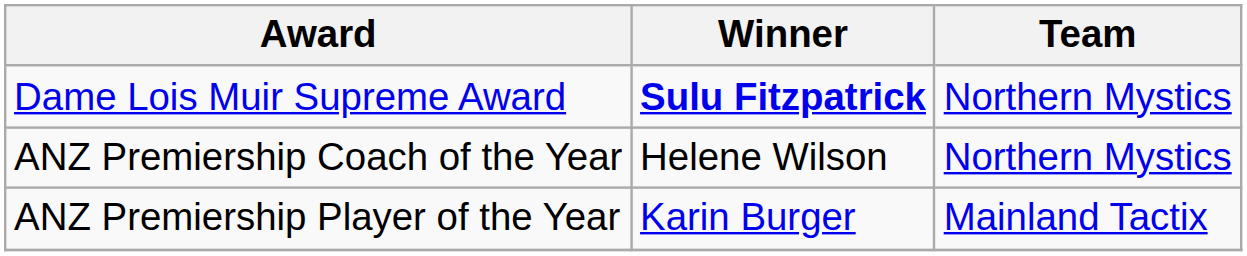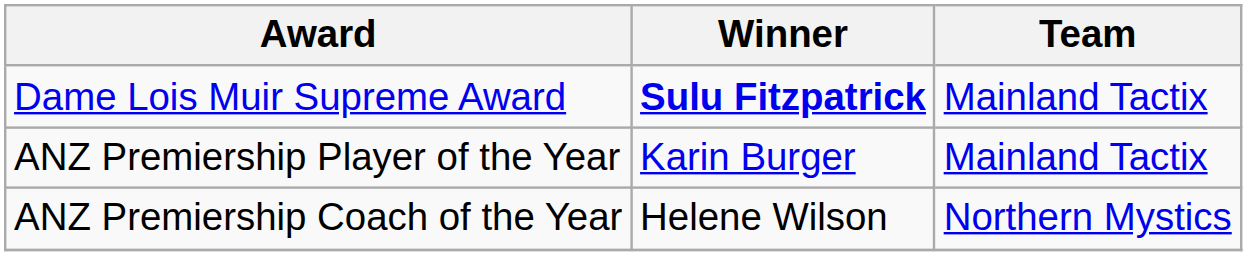(1088, 95) Northern Mystics -> (1076, 95) Mainland Tactix
rows swapped: (318, 156) <-> (317, 217)
